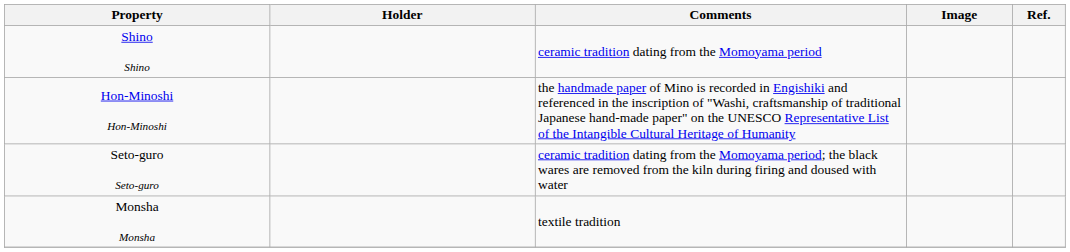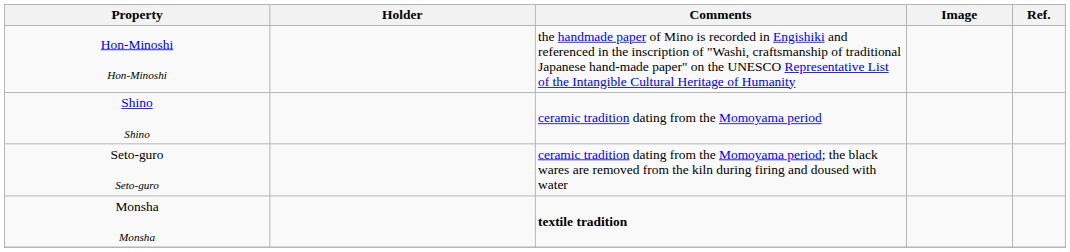rows swapped: (137, 110) <-> (137, 51)
(579, 221) normal -> (583, 221) bold
